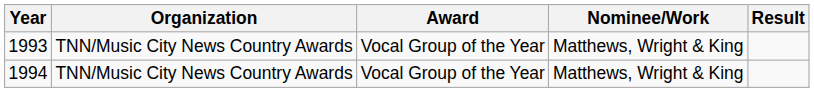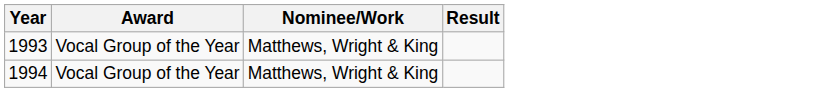- column: (204, 18)
